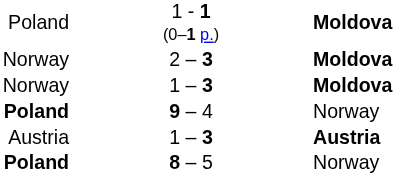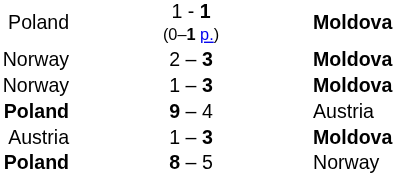(346, 111) Norway -> (343, 111) Austria
(347, 137) Austria -> (353, 137) Moldova
